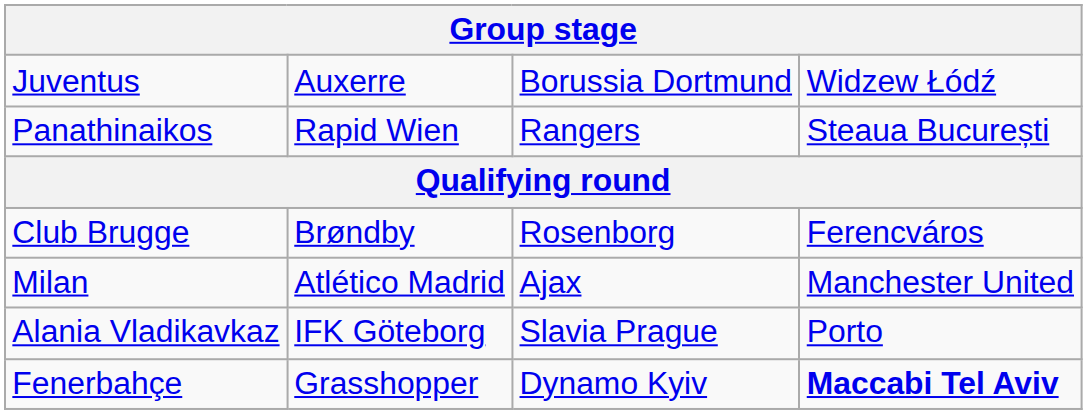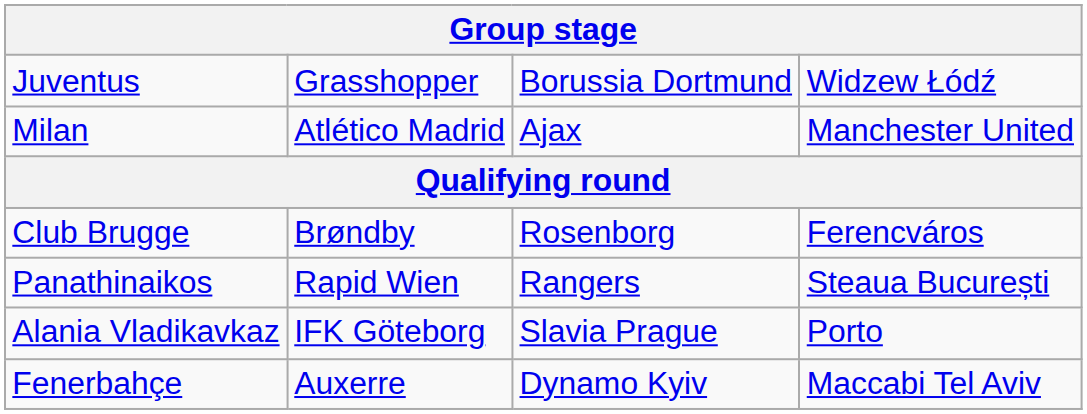(350, 80) Auxerre -> (386, 80) Grasshopper
rows swapped: (50, 282) <-> (112, 130)
(386, 383) Grasshopper -> (350, 383) Auxerre
(933, 383) bold -> (924, 383) normal
